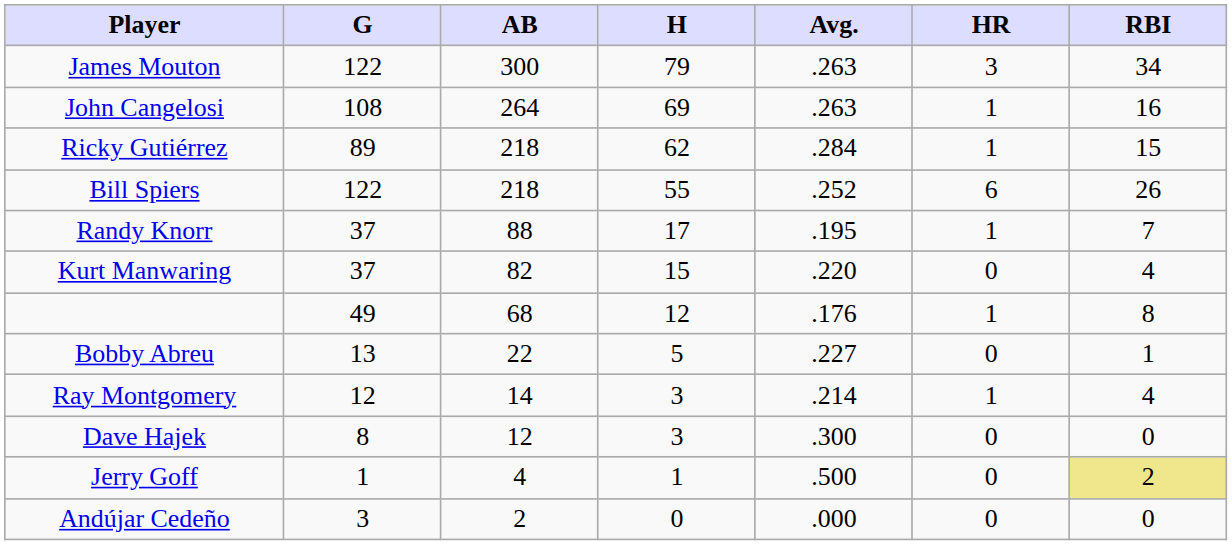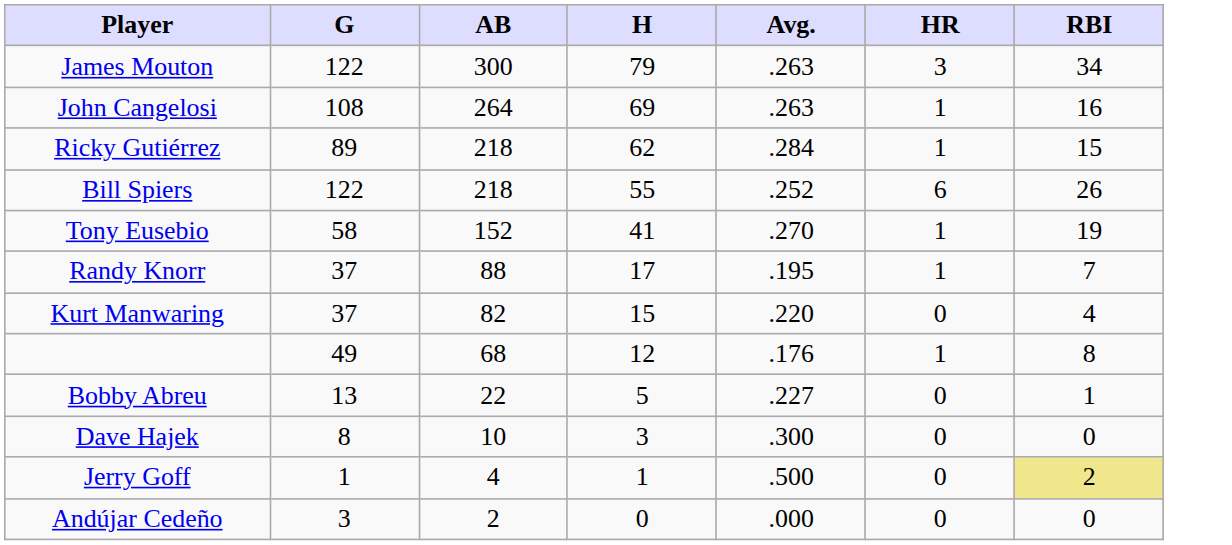+ row: (137, 230)
- row: (144, 395)
(520, 436) 12 -> (493, 436) 10
